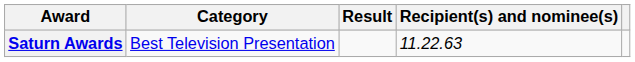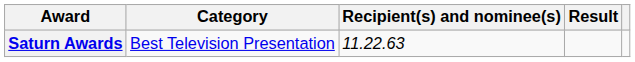columns swapped: (509, 17) <-> (367, 17)
